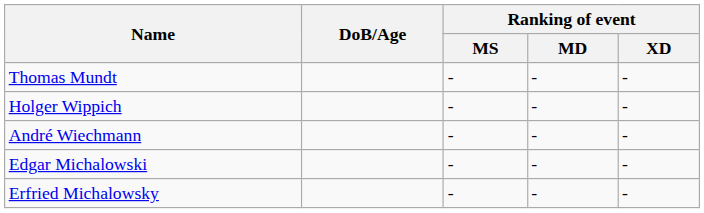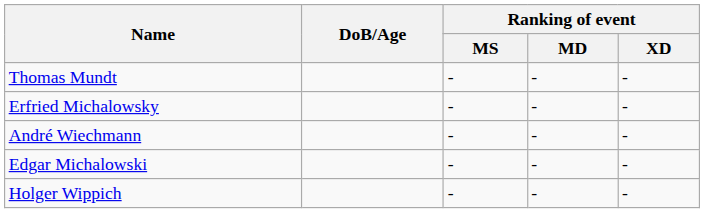rows swapped: (65, 106) <-> (84, 193)
